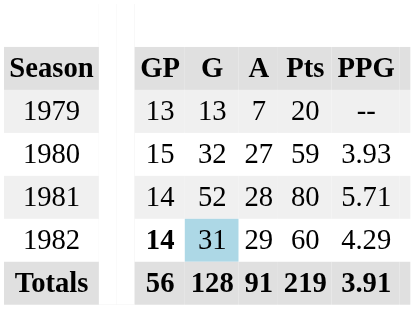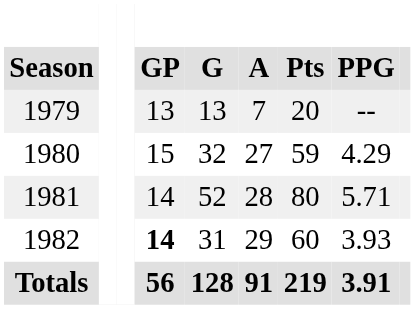(366, 153) 3.93 -> (366, 153) 4.29
(212, 239) lightblue background -> (212, 239) no background
(366, 239) 4.29 -> (366, 239) 3.93
